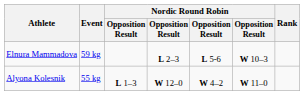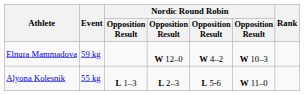(169, 59) L 2–3 -> (169, 59) W 12–0
(211, 59) L 5-6 -> (211, 59) W 4–2
(169, 83) W 12–0 -> (169, 83) L 2–3
(211, 83) W 4–2 -> (211, 83) L 5-6
